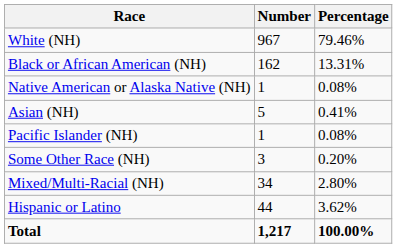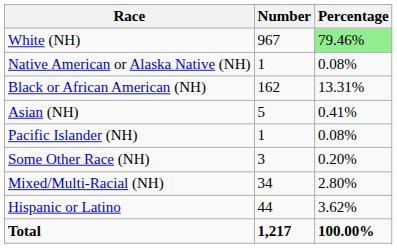(341, 40) no background -> (341, 40) lightgreen background
rows swapped: (107, 64) <-> (129, 87)
